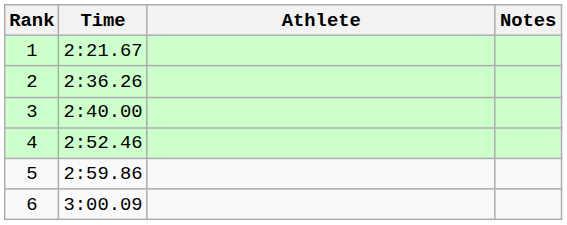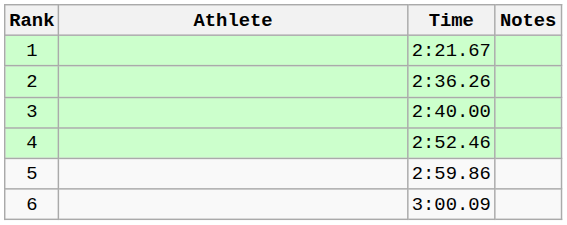columns swapped: (321, 20) <-> (103, 20)
